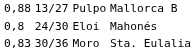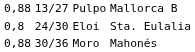(134, 26) Mahonés -> (151, 26) Sta. Eulalia
(17, 43) 0,83 -> (17, 43) 0,88
(151, 43) Sta. Eulalia -> (134, 43) Mahonés
